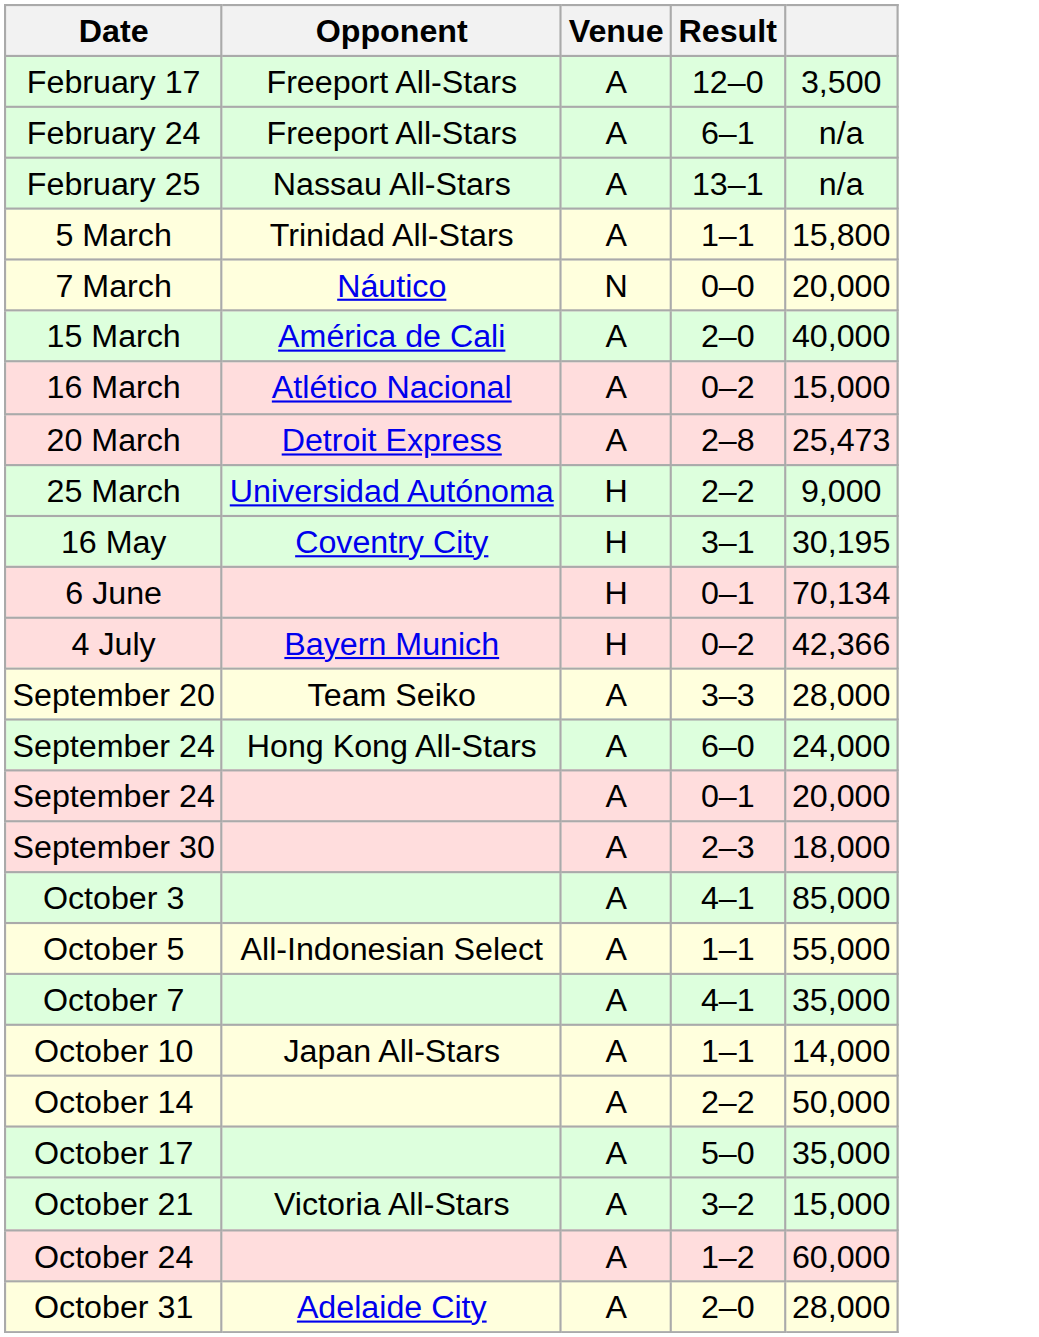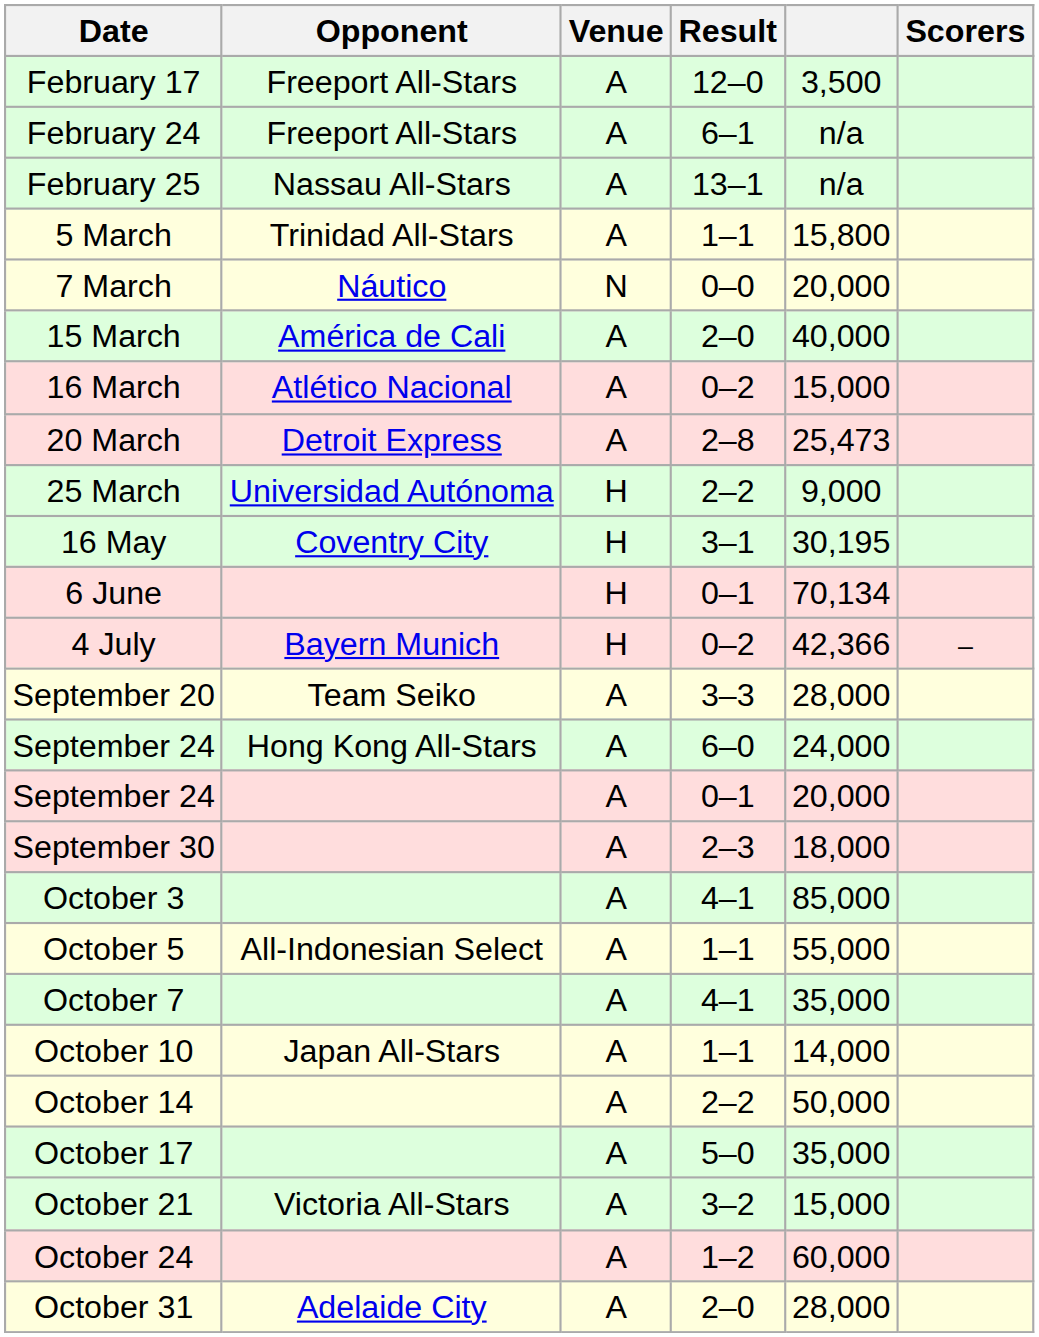+ column: (965, 31)
